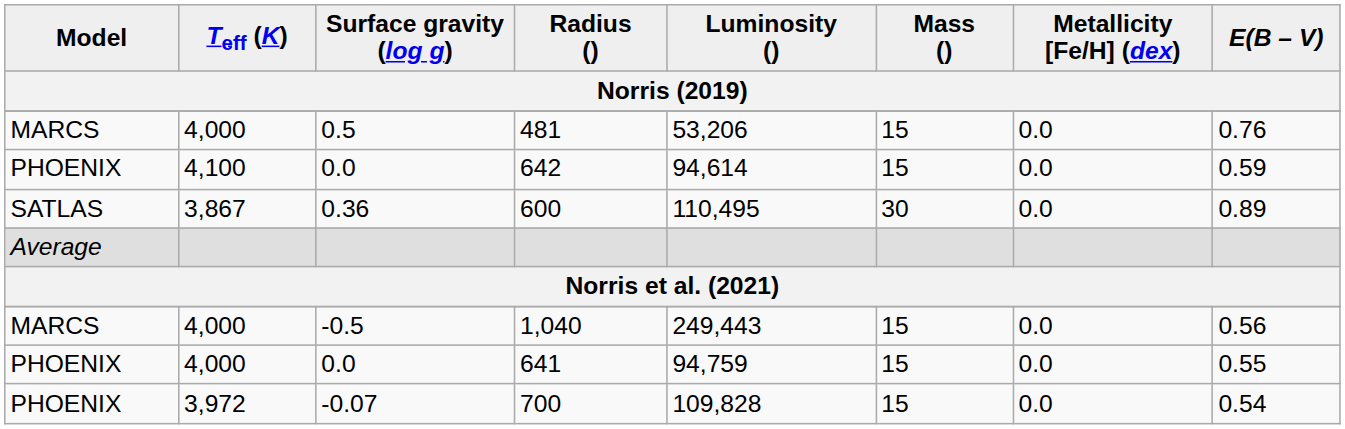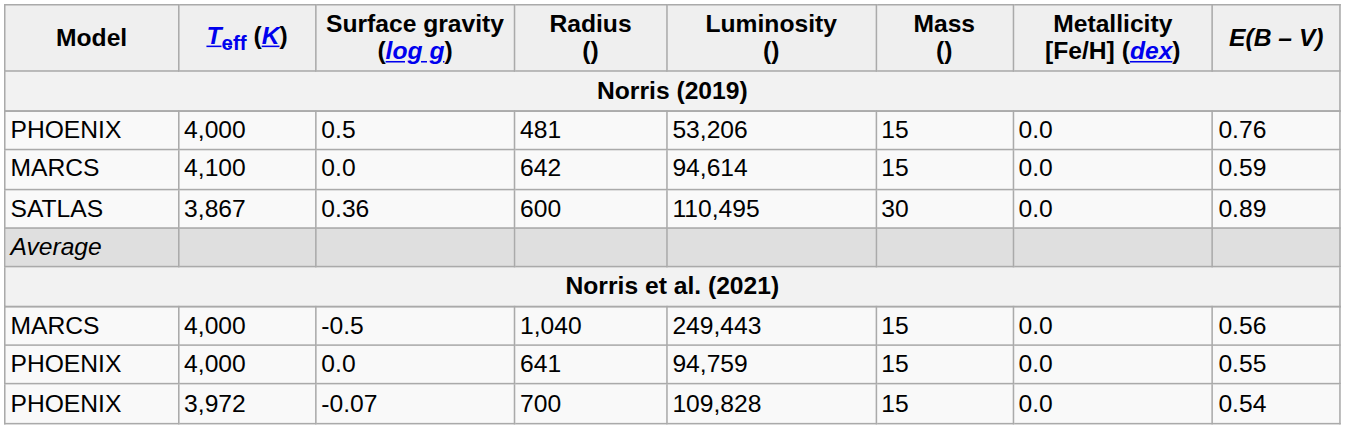(55, 129) MARCS -> (66, 129) PHOENIX
(66, 168) PHOENIX -> (55, 168) MARCS
